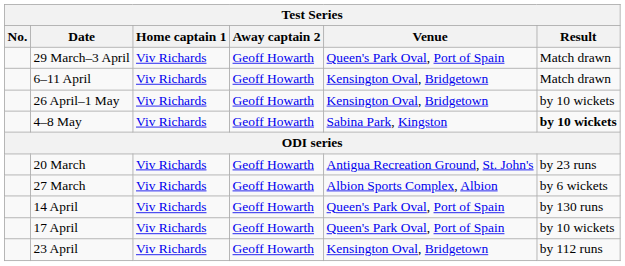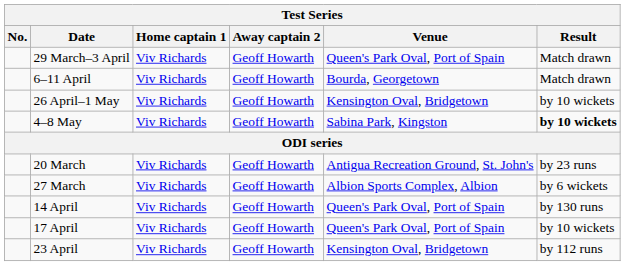(407, 79) Kensington Oval, Bridgetown -> (383, 79) Bourda, Georgetown
